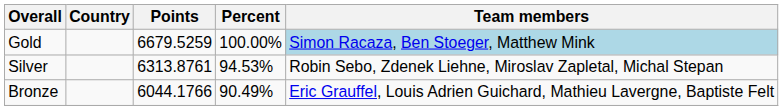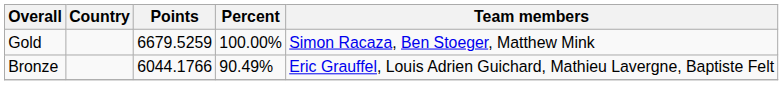(442, 42) lightblue background -> (442, 42) no background
- row: (28, 67)
